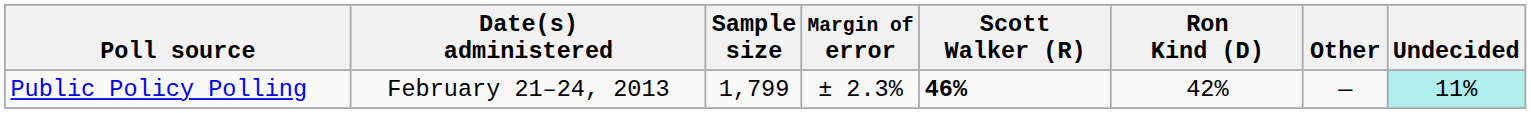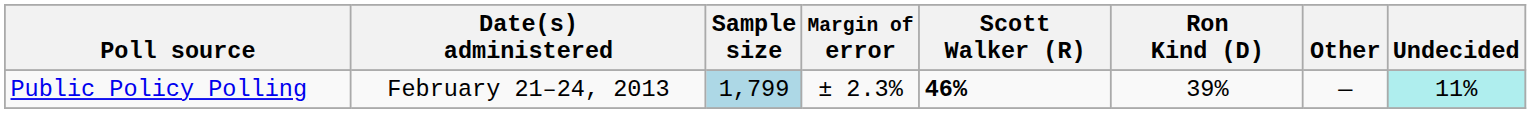(754, 90) no background -> (754, 90) lightblue background
(1207, 90) 42% -> (1207, 90) 39%
